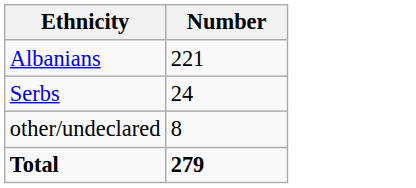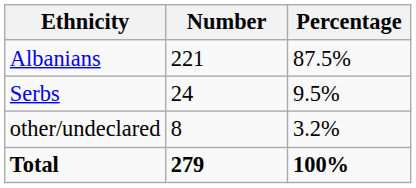+ column: (349, 22)
